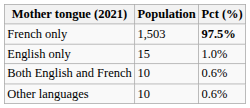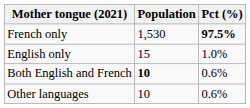(152, 34) 1,503 -> (152, 34) 1,530
(144, 73) normal -> (144, 73) bold
